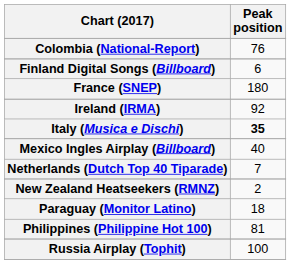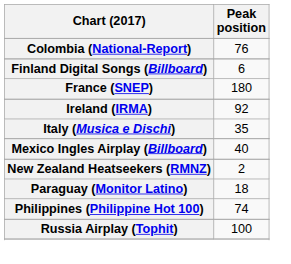(258, 128) bold -> (241, 128) normal
- row: (117, 169)
(258, 229) 81 -> (241, 209) 74
